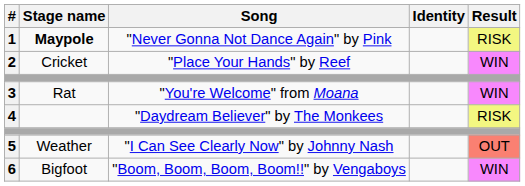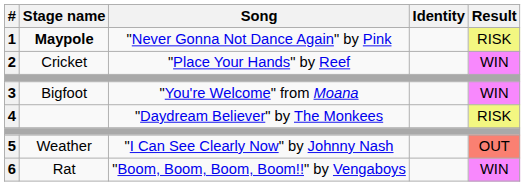(64, 92) Rat -> (64, 92) Bigfoot
(64, 169) Bigfoot -> (64, 169) Rat
